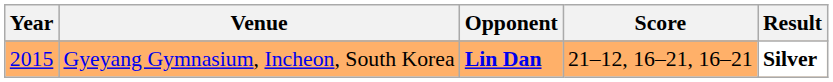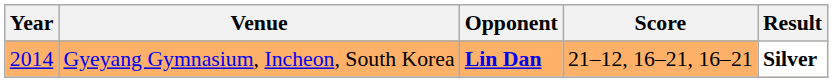(32, 58) 2015 -> (32, 58) 2014
